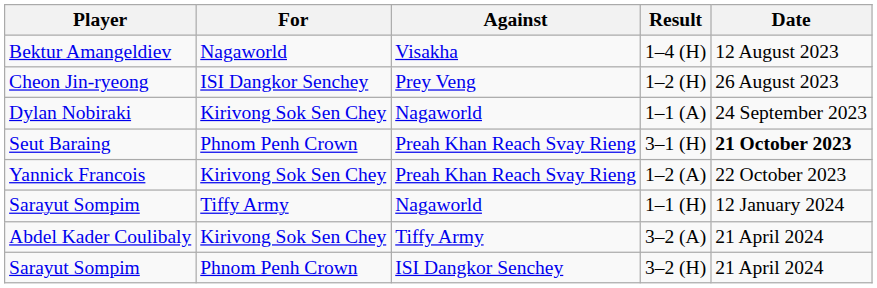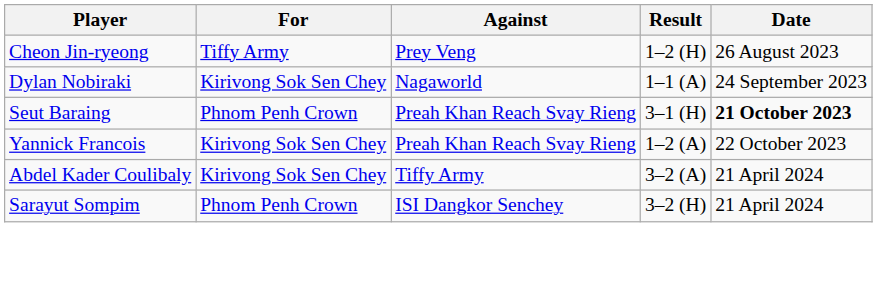- row: (676, 50)
(284, 81) ISI Dangkor Senchey -> (244, 50) Tiffy Army
- row: (676, 205)
